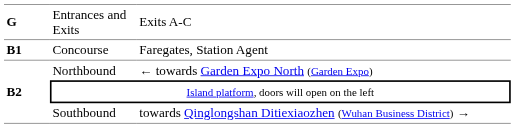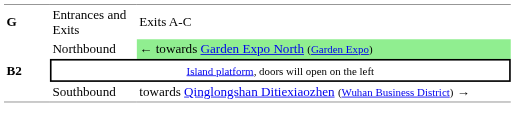- row: (80, 50)
(256, 70) no background -> (256, 49) lightgreen background
